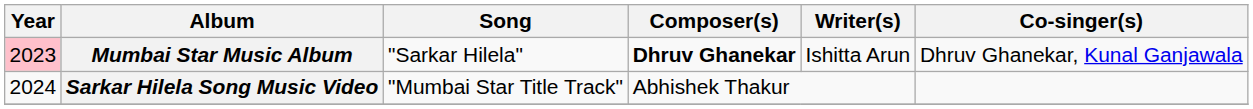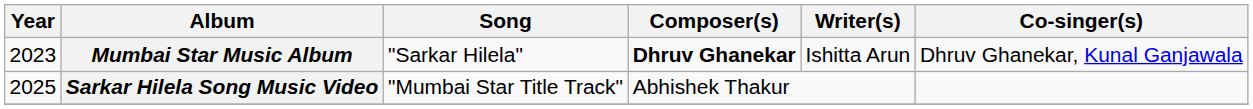(33, 54) pink background -> (33, 54) no background
(33, 87) 2024 -> (33, 87) 2025
